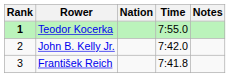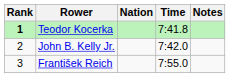(173, 30) 7:55.0 -> (173, 30) 7:41.8
(173, 64) 7:41.8 -> (173, 64) 7:55.0
